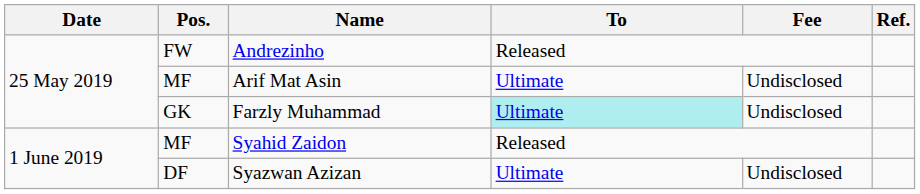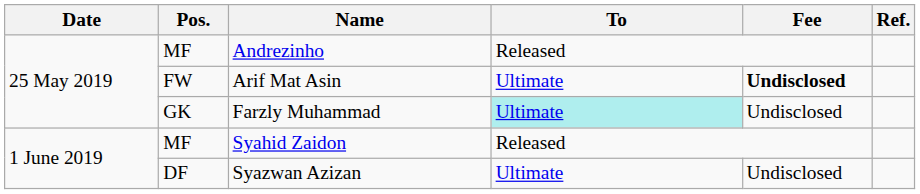(178, 50) FW -> (177, 50) MF
(177, 81) MF -> (178, 81) FW
(794, 81) normal -> (796, 81) bold
